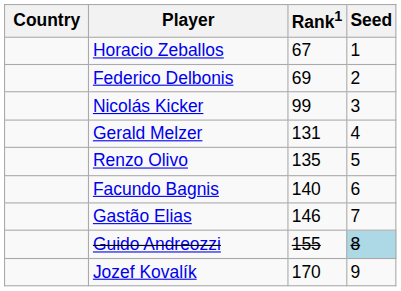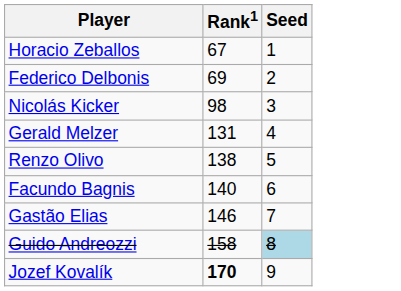- column: (47, 20)
(301, 106) 99 -> (217, 106) 98
(306, 161) 135 -> (222, 161) 138
(306, 244) 155 -> (222, 244) 158
(306, 271) normal -> (222, 271) bold
